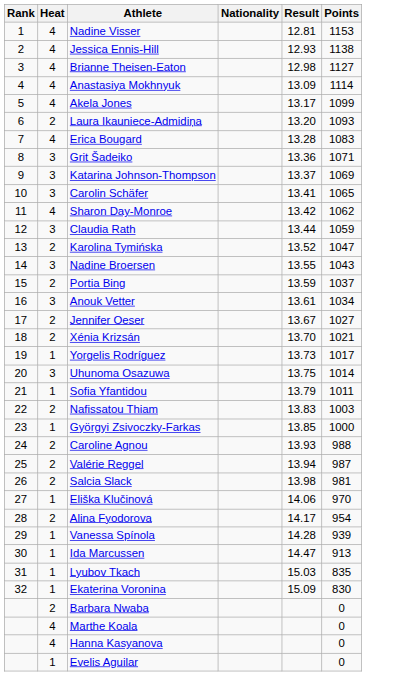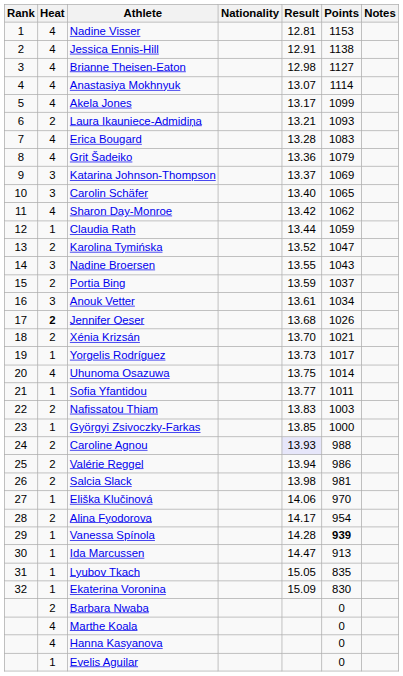+ column: (380, 13)
(302, 49) 12.93 -> (302, 49) 12.91
(302, 85) 13.09 -> (302, 85) 13.07
(302, 121) 13.20 -> (302, 121) 13.21
(52, 157) 3 -> (52, 157) 4
(342, 157) 1071 -> (342, 157) 1079
(302, 193) 13.41 -> (302, 193) 13.40
(52, 229) 3 -> (52, 229) 1
(52, 319) normal -> (52, 319) bold
(302, 319) 13.67 -> (302, 319) 13.68
(342, 319) 1027 -> (342, 319) 1026
(52, 373) 3 -> (52, 373) 4
(302, 391) 13.79 -> (302, 391) 13.77
(302, 445) no background -> (302, 445) lavender background
(342, 463) 987 -> (342, 463) 986
(342, 535) normal -> (342, 535) bold
(302, 572) 15.03 -> (302, 572) 15.05
